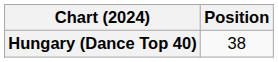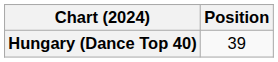(237, 43) 38 -> (237, 43) 39
